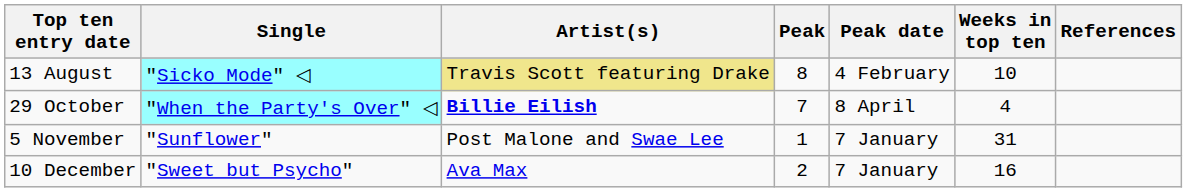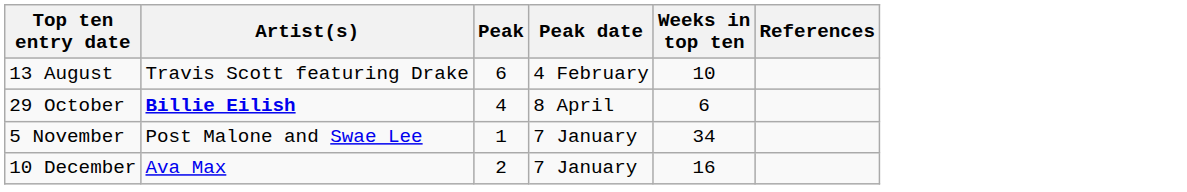- column: (291, 32)
(608, 75) khaki background -> (307, 74) no background
(802, 75) 8 -> (501, 74) 6
(802, 108) 7 -> (501, 105) 4
(1005, 108) 4 -> (704, 105) 6
(1005, 140) 31 -> (704, 137) 34
